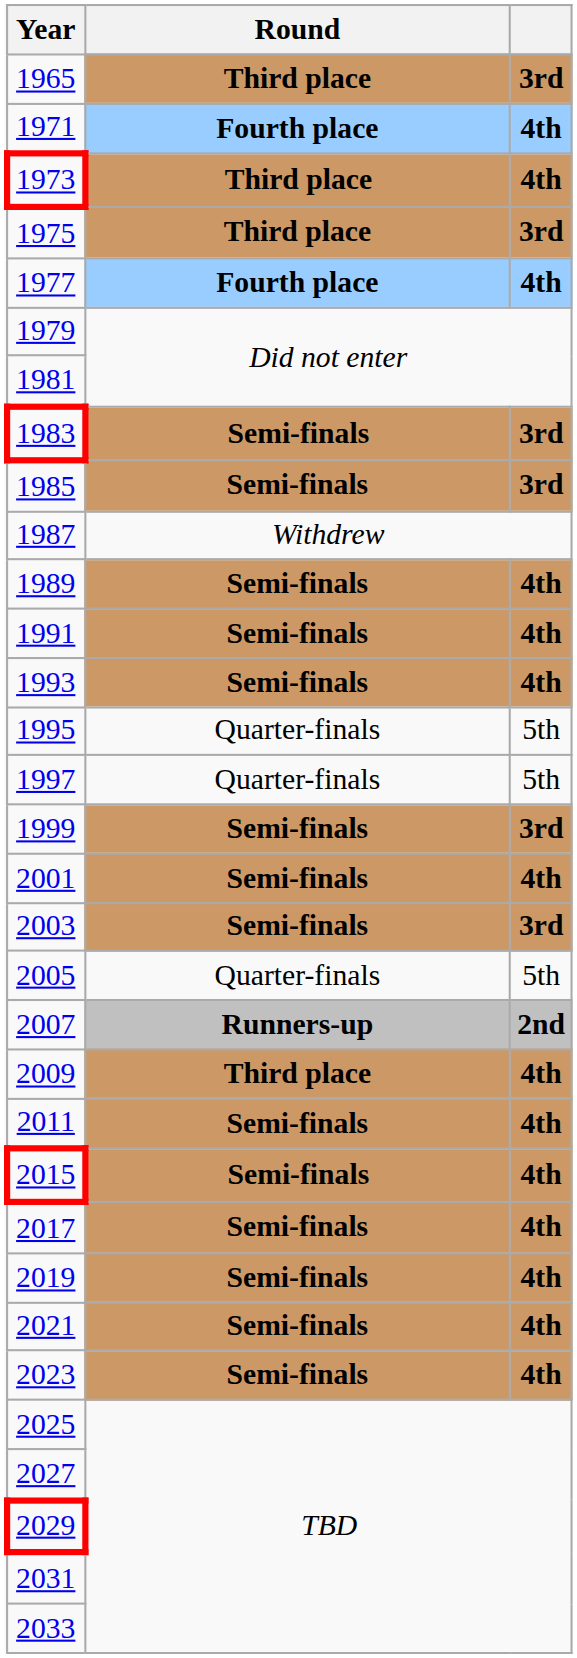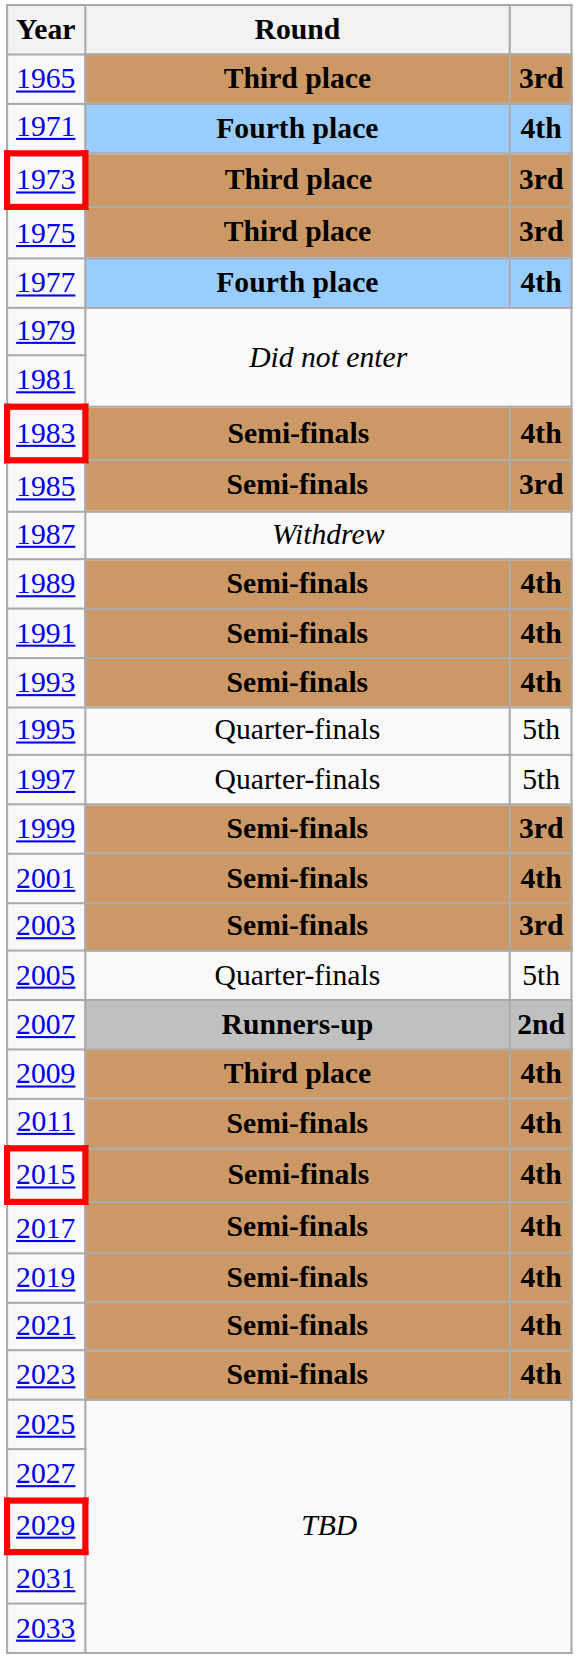(541, 180) 4th -> (541, 180) 3rd
(541, 433) 3rd -> (541, 433) 4th
